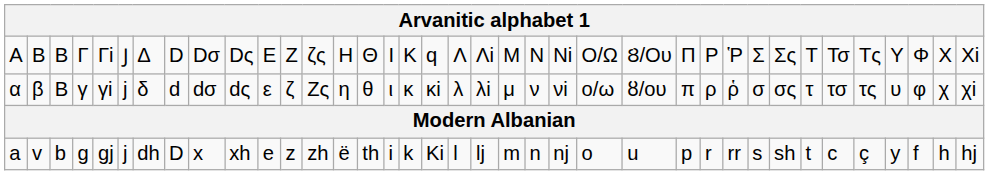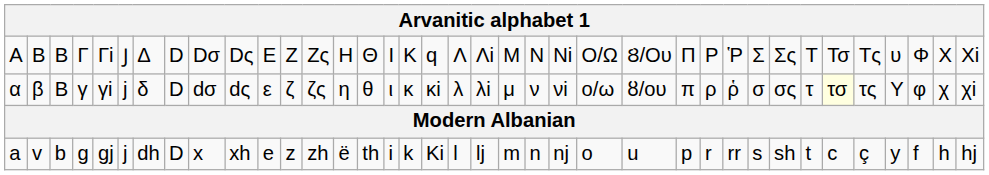(316, 54) ζς -> (318, 54) Ζς
(897, 54) Υ -> (896, 54) υ
(175, 89) d -> (176, 89) D
(318, 89) Ζς -> (316, 89) ζς
(837, 89) no background -> (837, 89) lightyellow background
(896, 89) υ -> (897, 89) Υ
